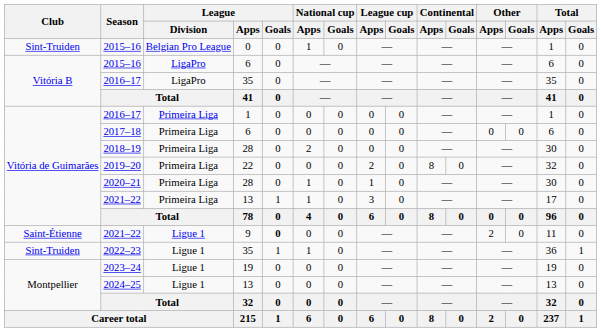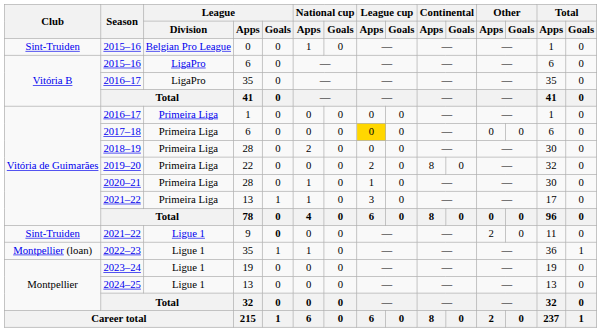(371, 132) no background -> (371, 132) gold background
(53, 234) Saint-Étienne -> (53, 234) Sint-Truiden
(53, 251) Sint-Truiden -> (53, 251) Montpellier (loan)
